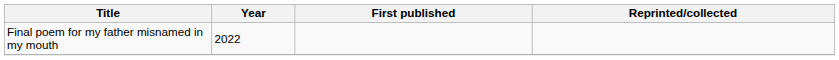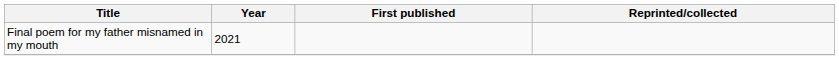(227, 38) 2022 -> (227, 38) 2021
